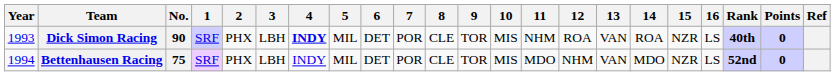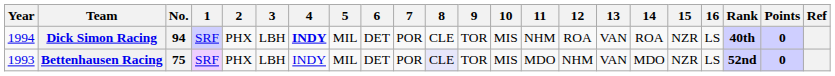(21, 37) 1993 -> (21, 37) 1994
(179, 37) 90 -> (179, 37) 94
(21, 59) 1994 -> (21, 59) 1993
(442, 59) no background -> (442, 59) lavender background
